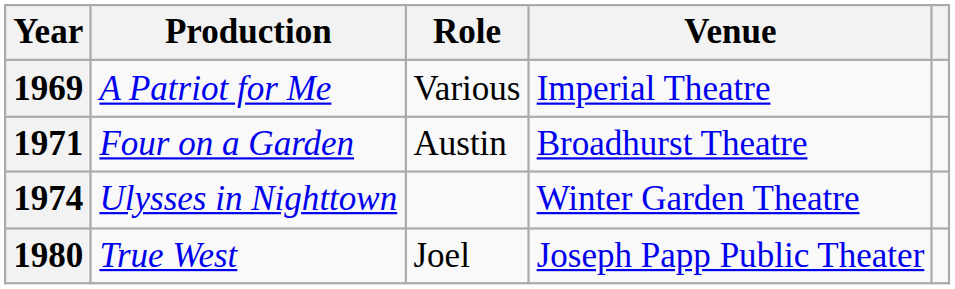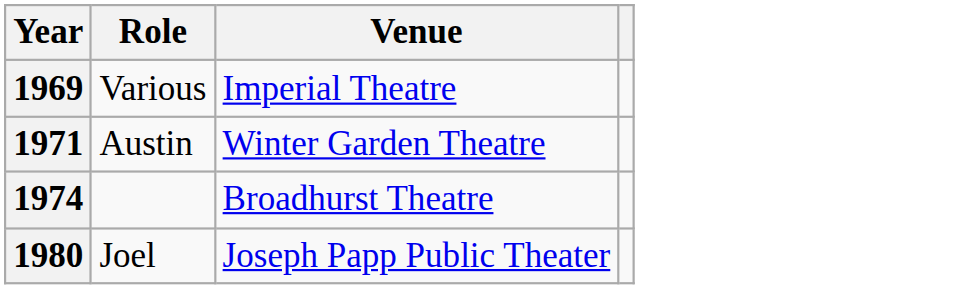- column: (248, 32)
(672, 143) Broadhurst Theatre -> (384, 143) Winter Garden Theatre
(698, 198) Winter Garden Theatre -> (358, 198) Broadhurst Theatre
